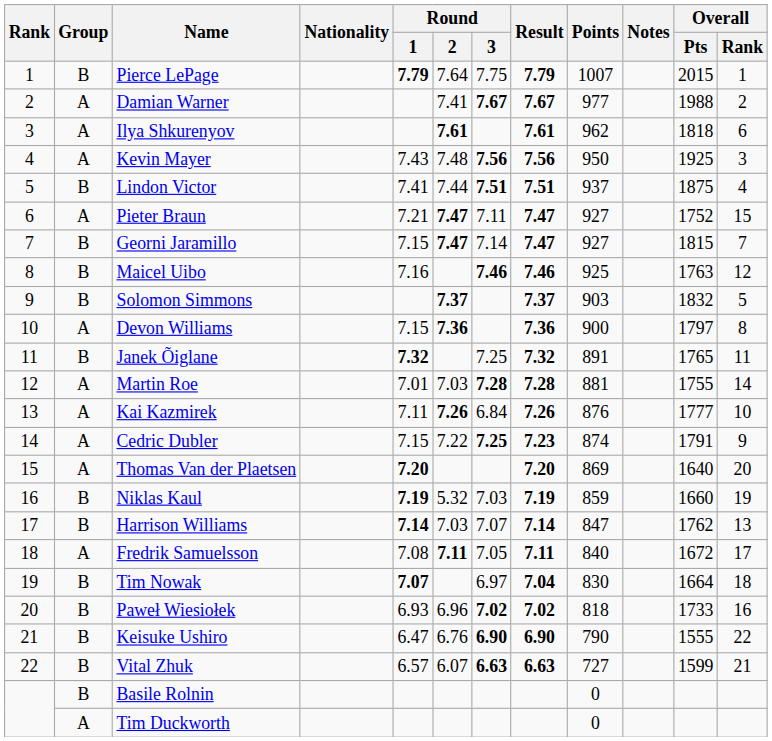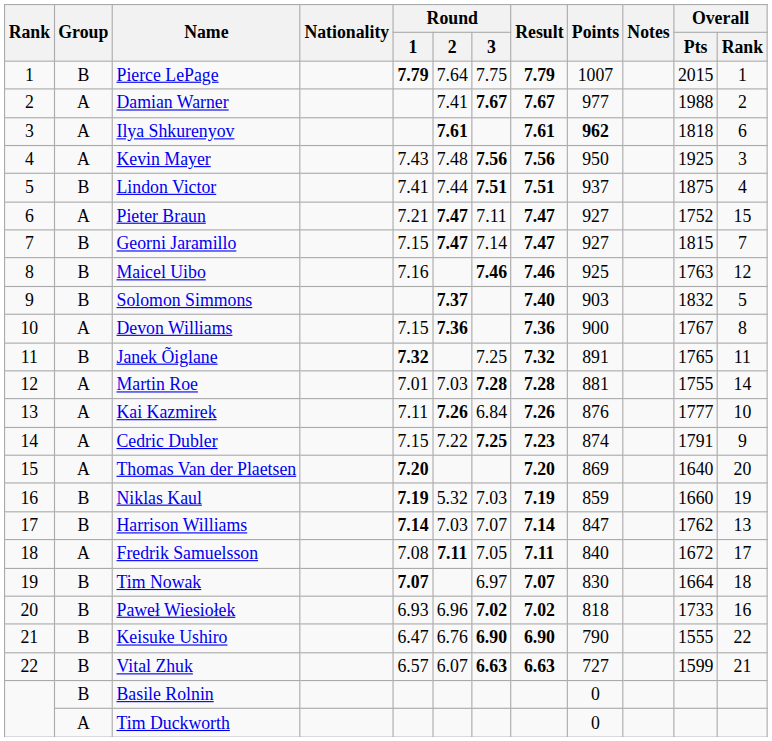(595, 131) normal -> (595, 131) bold
(539, 300) 7.37 -> (539, 300) 7.40
(696, 328) 1797 -> (696, 328) 1767
(539, 581) 7.04 -> (539, 581) 7.07
